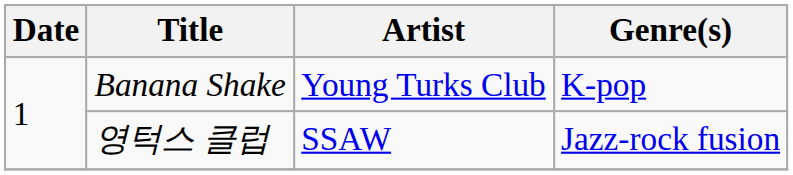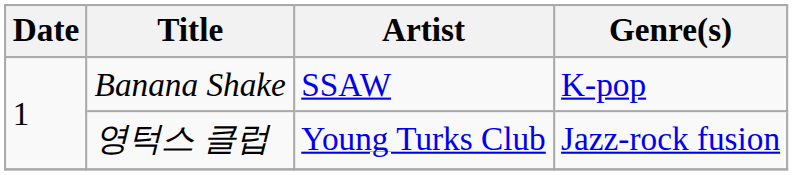(423, 83) Young Turks Club -> (346, 83) SSAW
(346, 139) SSAW -> (423, 139) Young Turks Club
